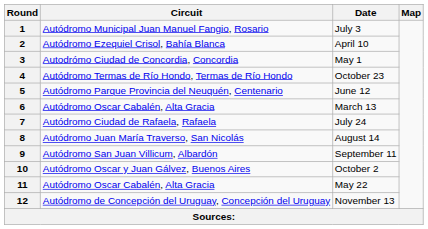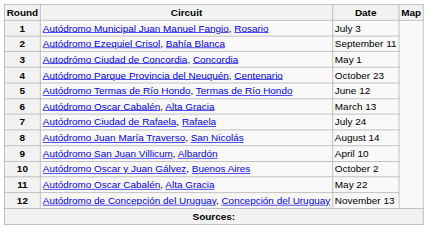(352, 44) April 10 -> (366, 44) September 11
(168, 75) Autódromo Termas de Río Hondo, Termas de Río Hondo -> (163, 75) Autódromo Parque Provincia del Neuquén, Centenario
(163, 91) Autódromo Parque Provincia del Neuquén, Centenario -> (168, 91) Autódromo Termas de Río Hondo, Termas de Río Hondo
(366, 154) September 11 -> (352, 154) April 10
